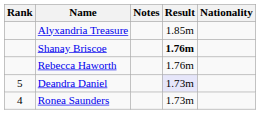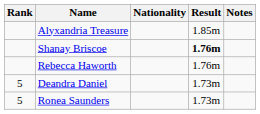columns swapped: (226, 13) <-> (146, 13)
(180, 83) lavender background -> (206, 83) no background
(20, 100) 4 -> (20, 100) 5
